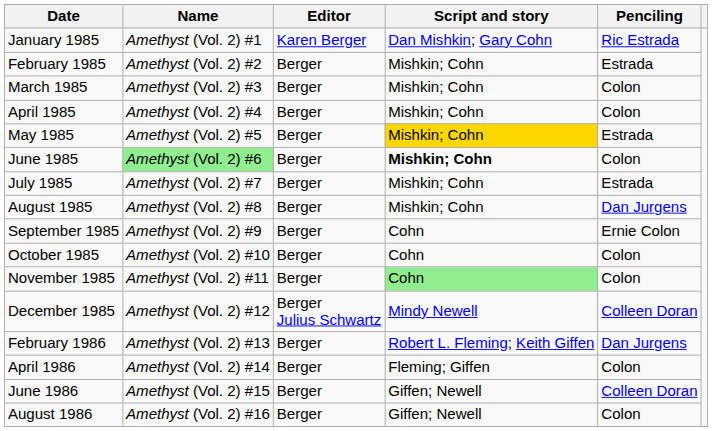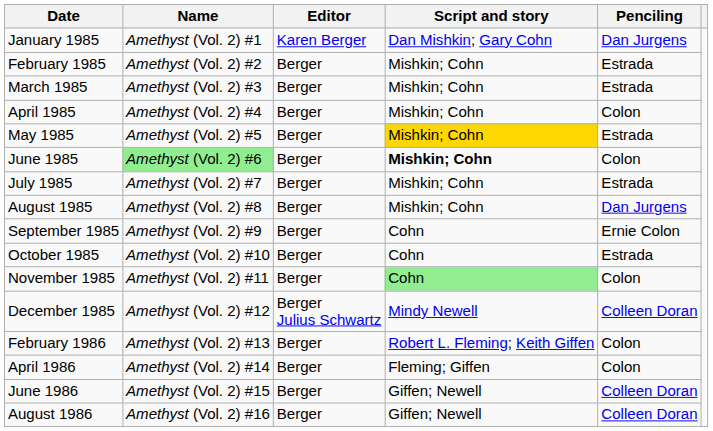(640, 40) Ric Estrada -> (644, 40) Dan Jurgens
(621, 87) Colon -> (627, 87) Estrada
(621, 254) Colon -> (627, 254) Estrada
(644, 343) Dan Jurgens -> (621, 343) Colon
(621, 414) Colon -> (649, 414) Colleen Doran
